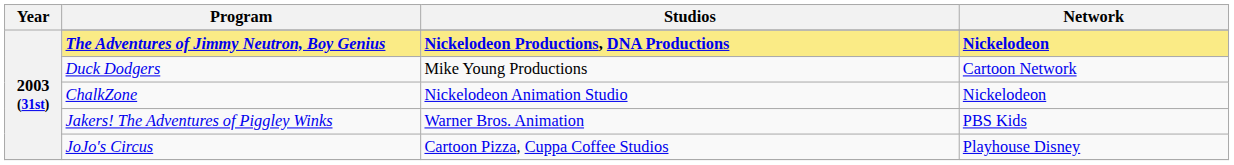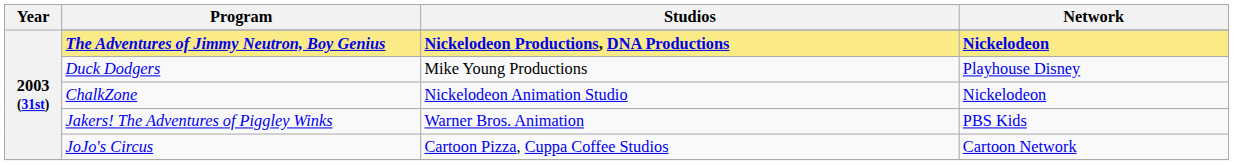(1020, 69) Cartoon Network -> (1022, 69) Playhouse Disney
(1022, 146) Playhouse Disney -> (1020, 146) Cartoon Network
